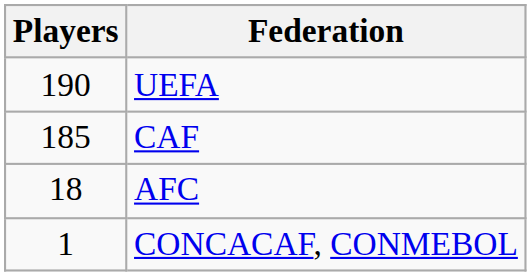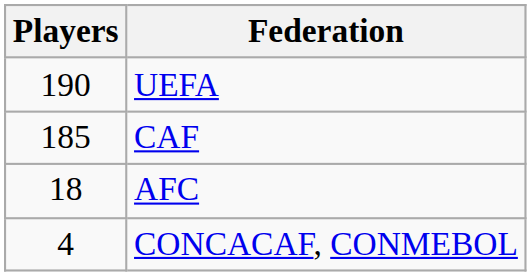(66, 243) 1 -> (66, 243) 4
